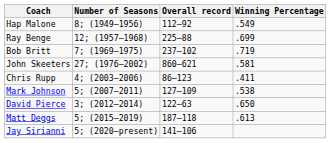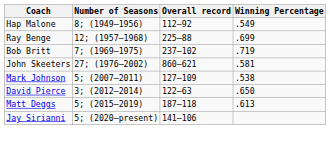- row: (31, 78)
